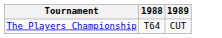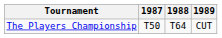+ column: (152, 12)
